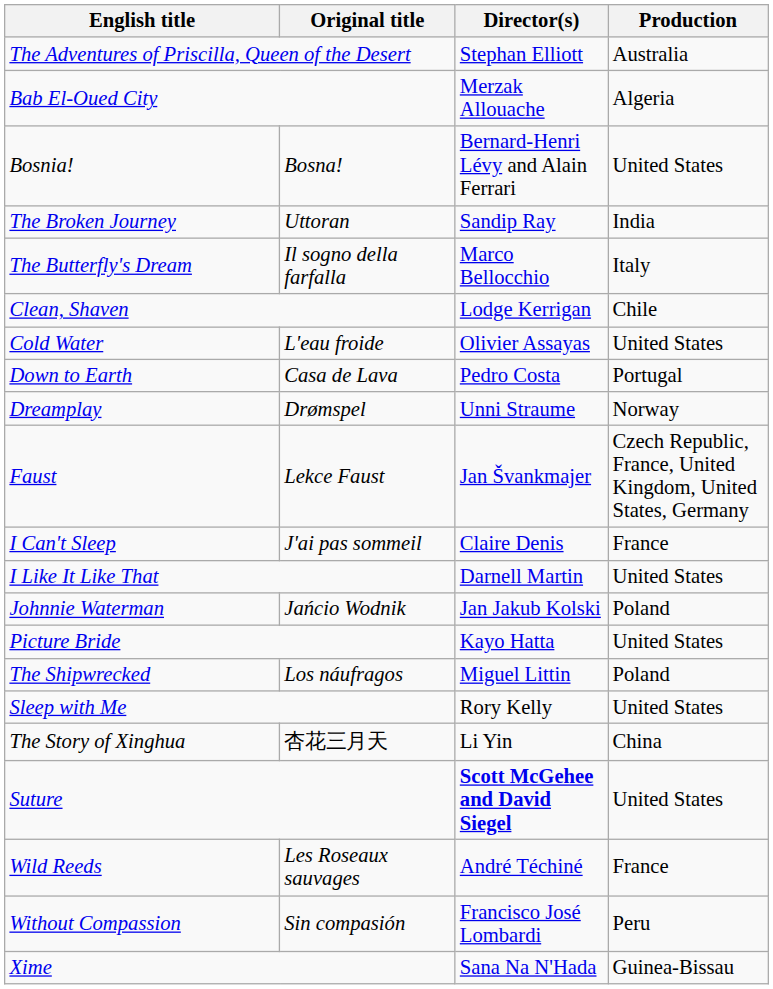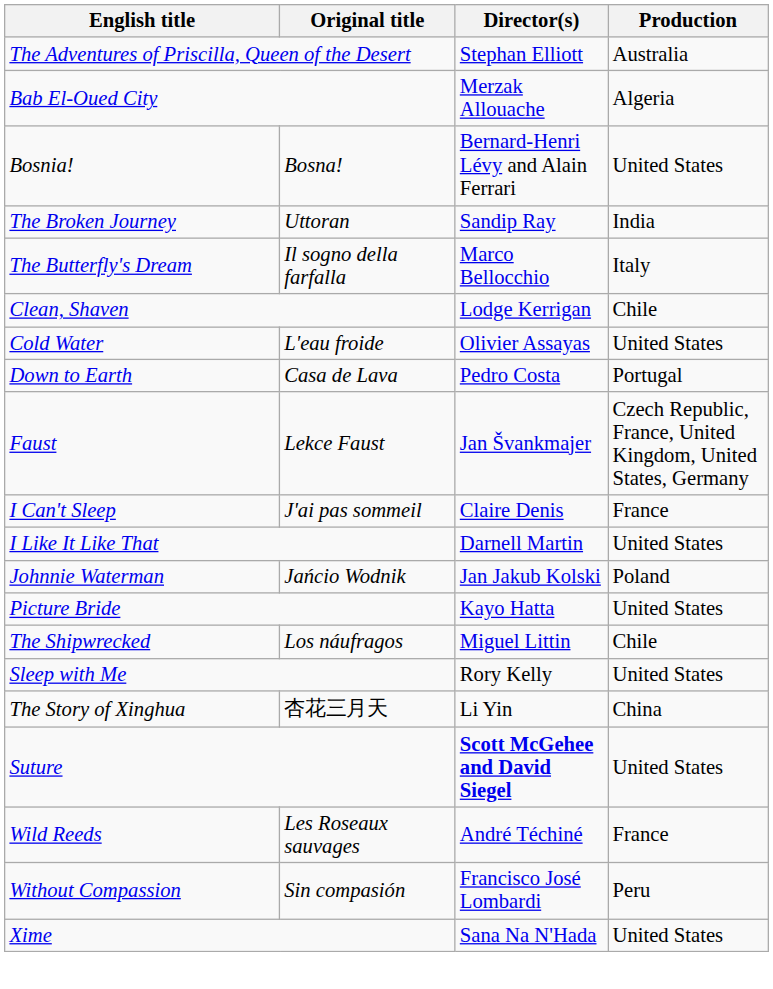- row: (55, 408)
(641, 674) Poland -> (635, 641) Chile
(673, 967) Guinea-Bissau -> (668, 934) United States
